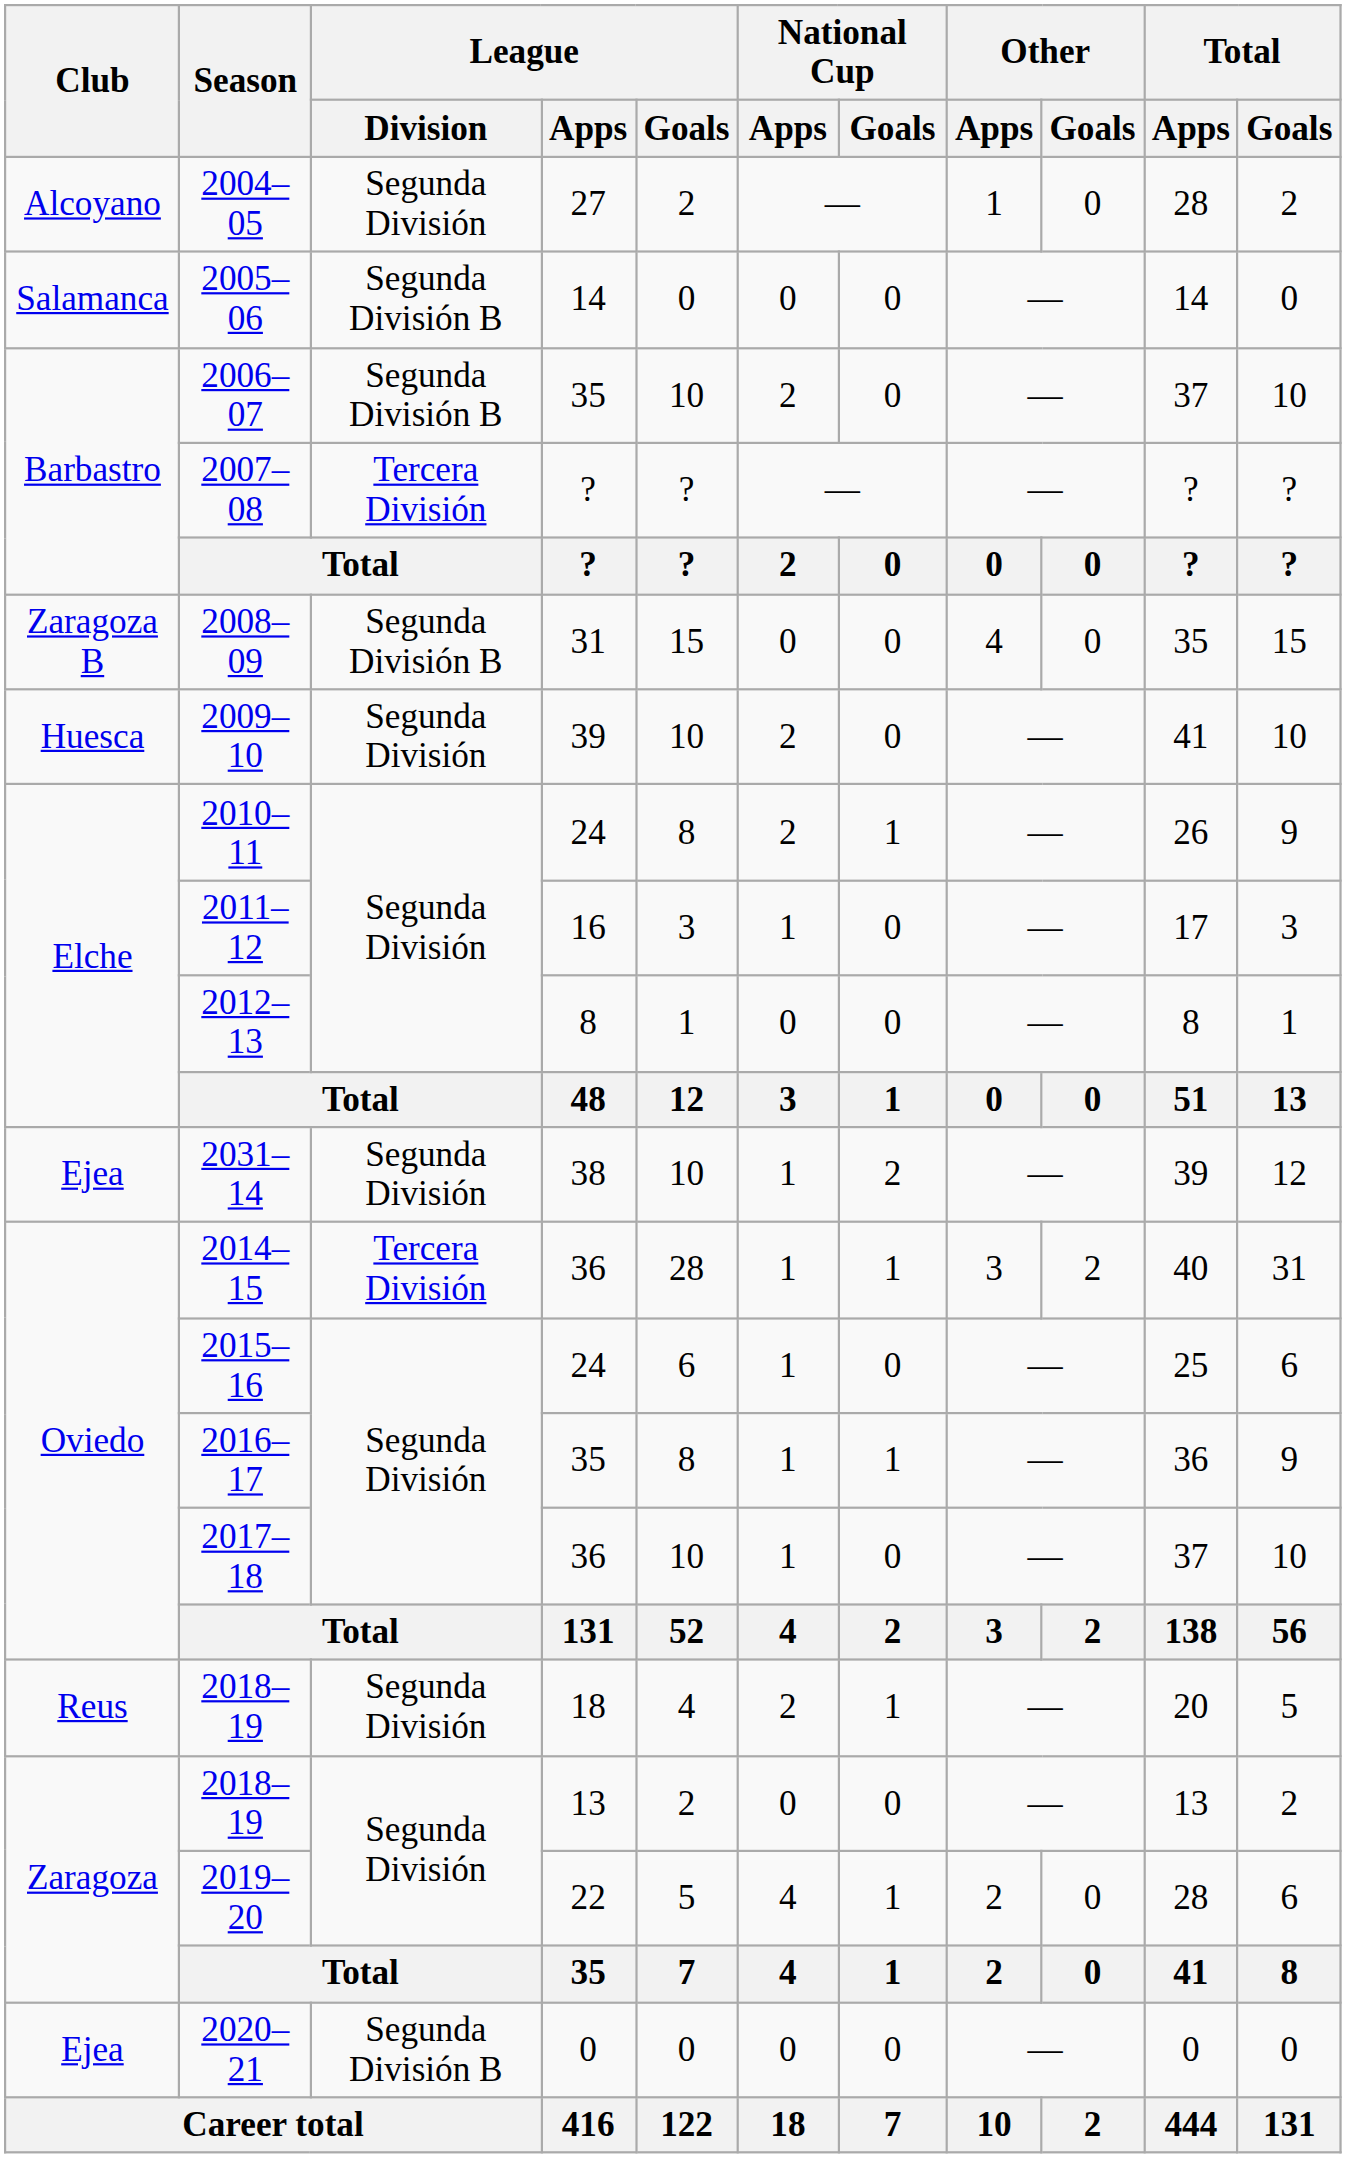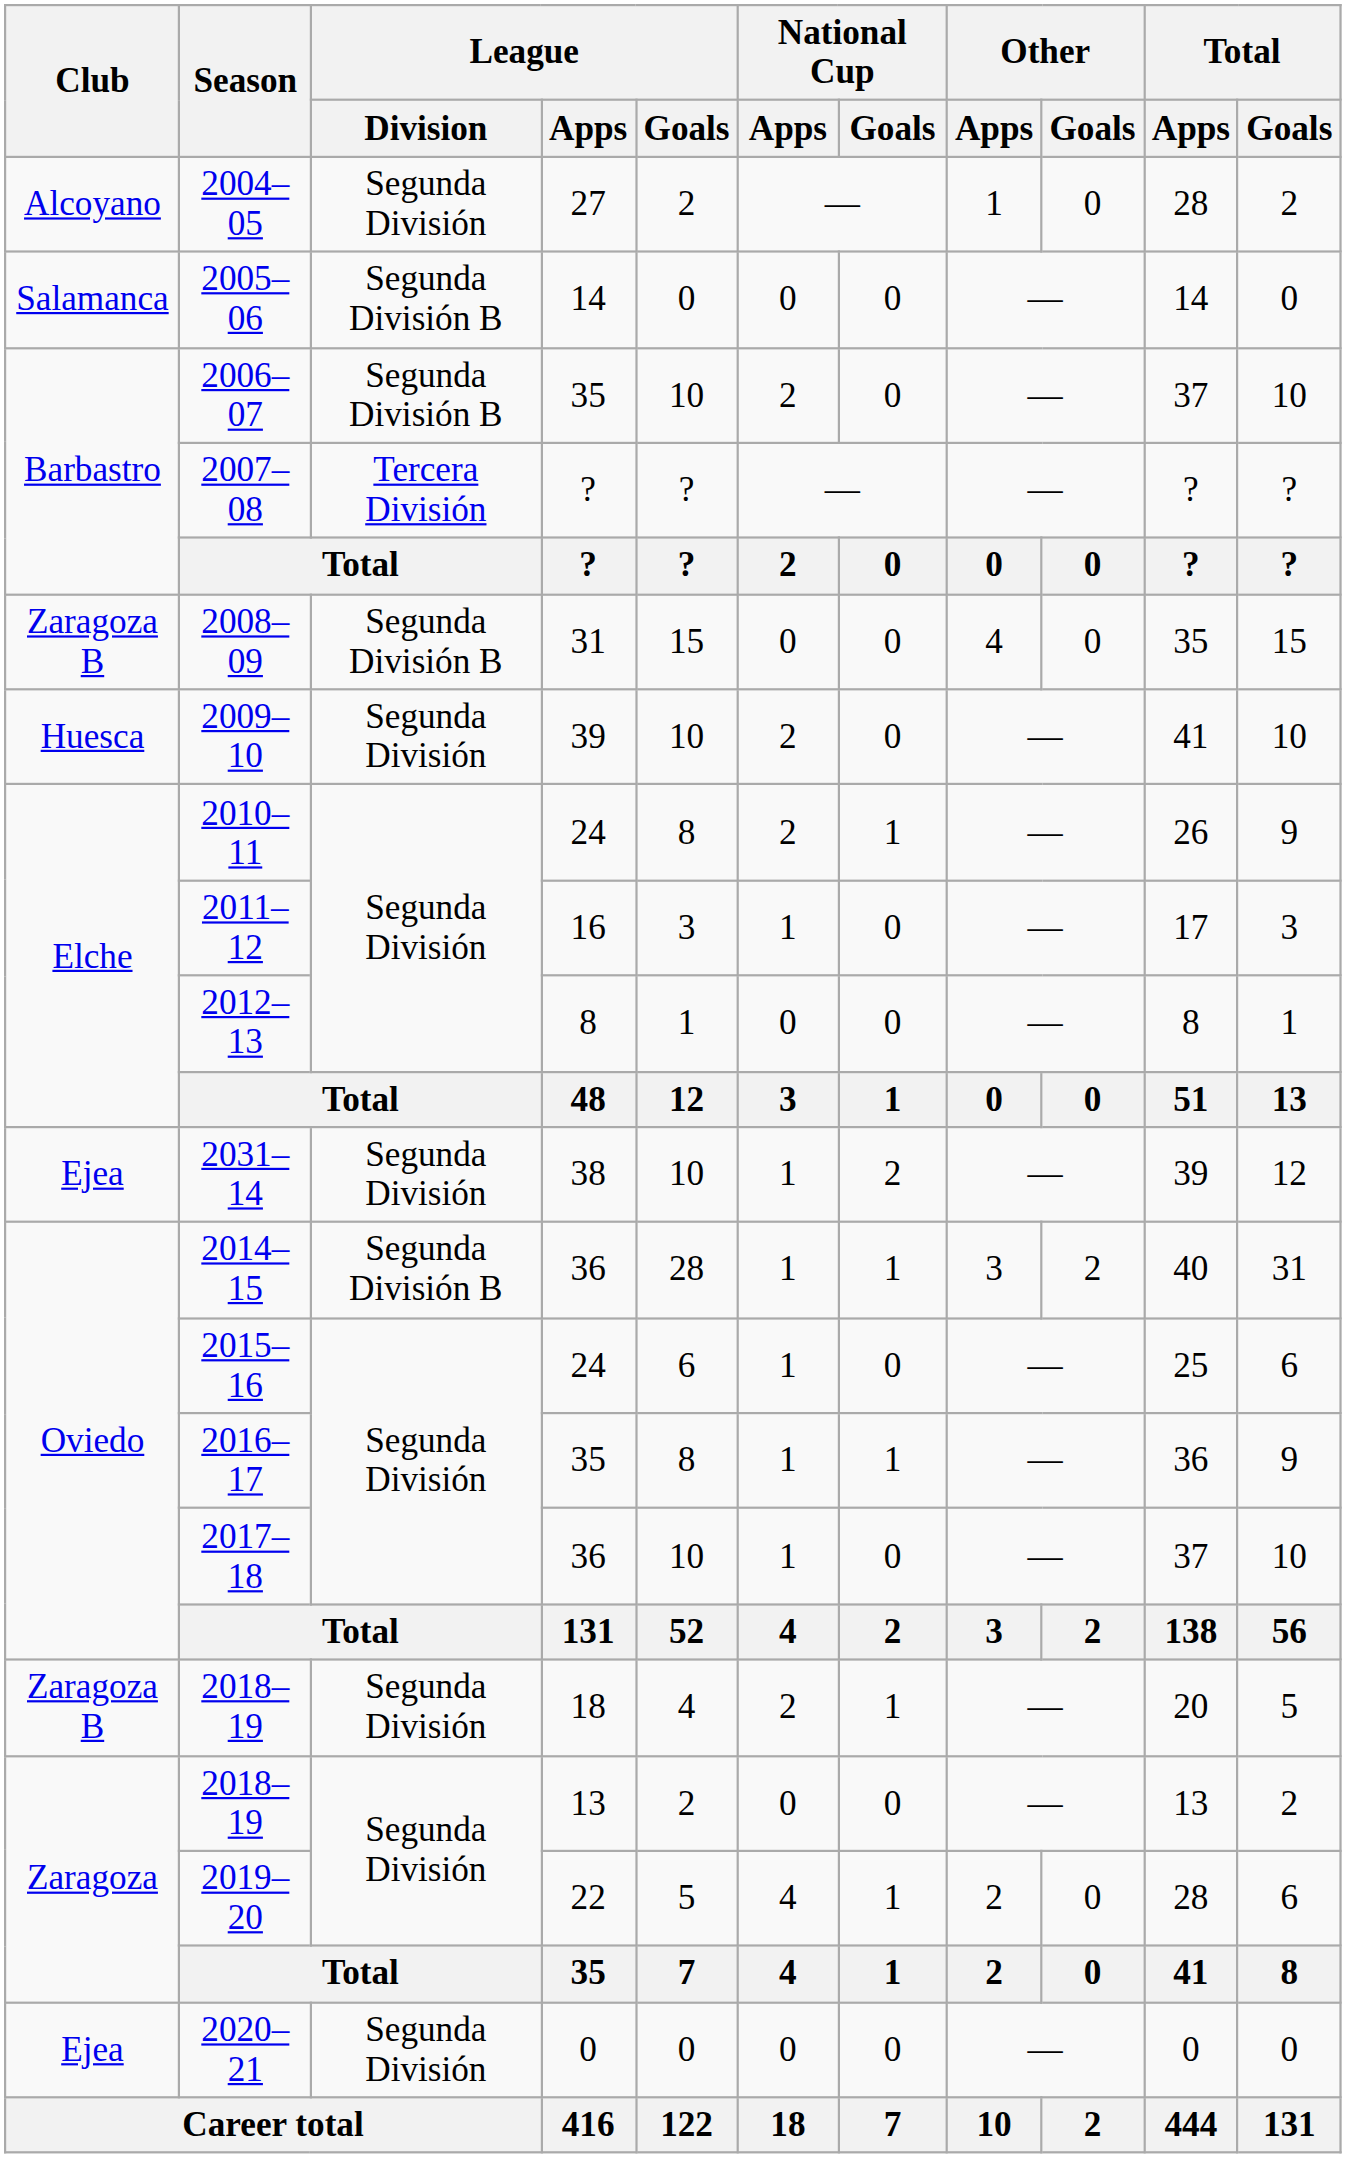(426, 1269) Tercera División -> (426, 1269) Segunda División B
(92, 1706) Reus -> (92, 1706) Zaragoza B
(426, 2048) Segunda División B -> (426, 2048) Segunda División
